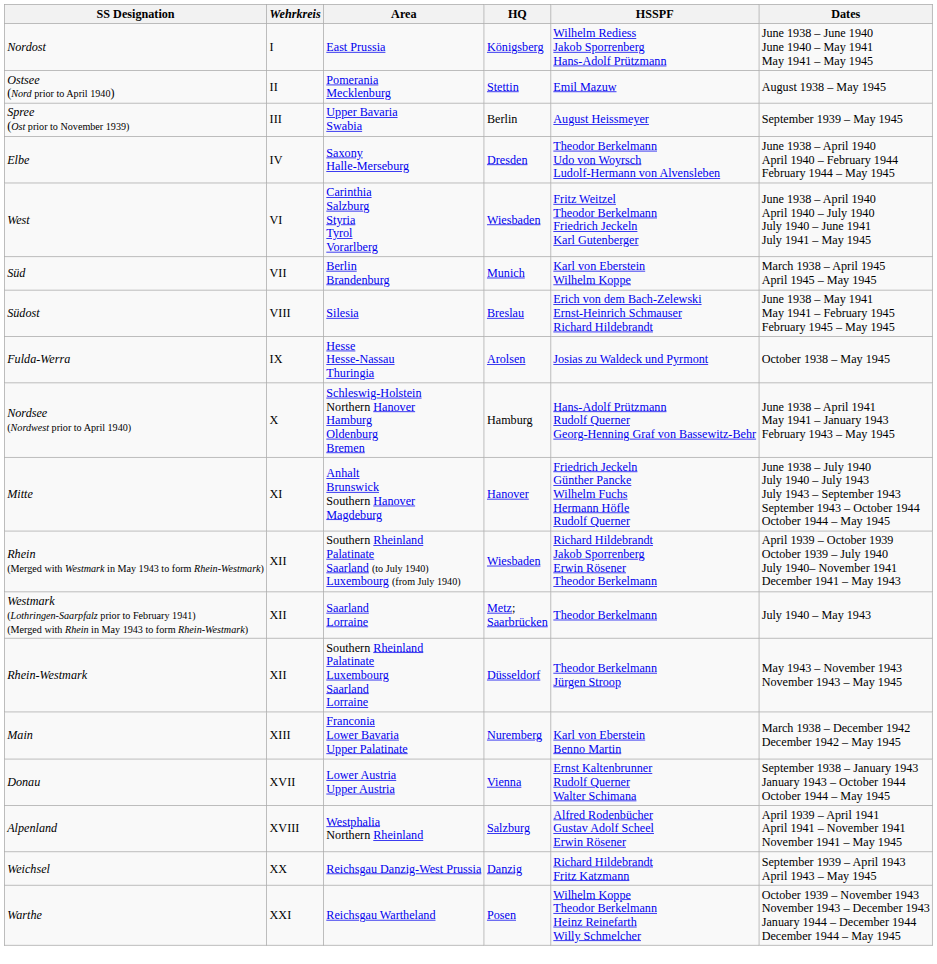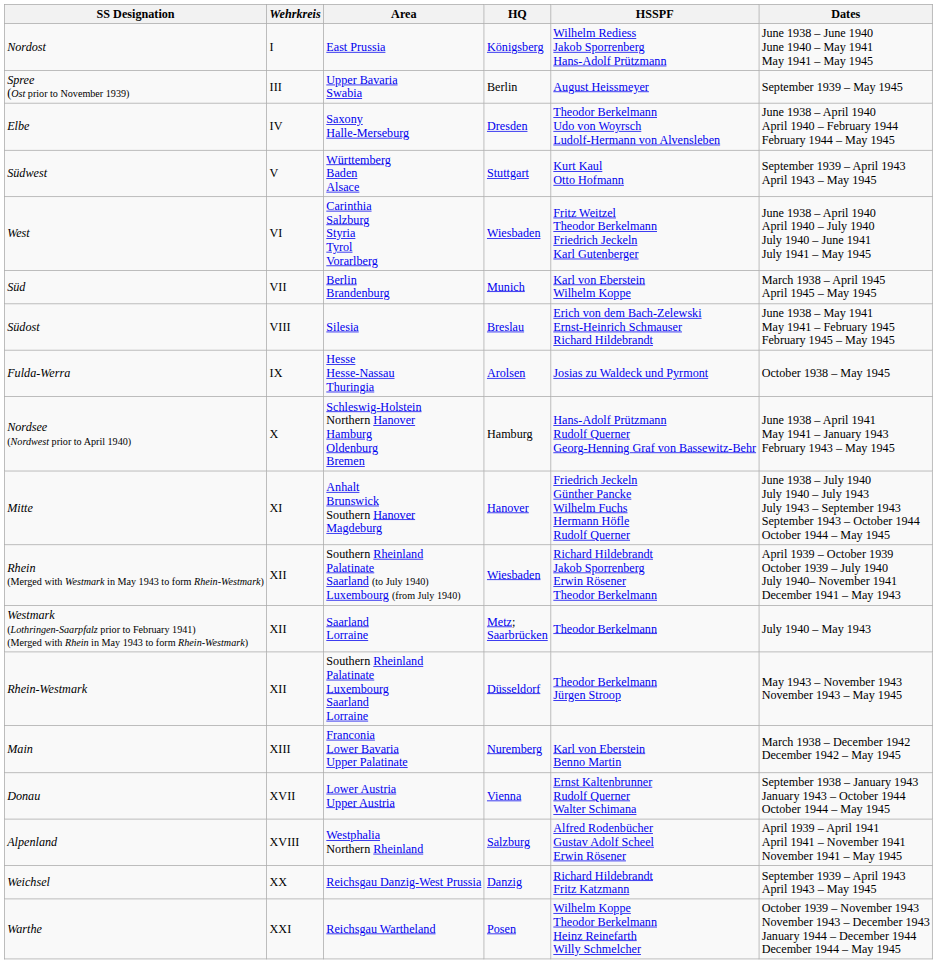- row: (61, 86)
+ row: (27, 173)
